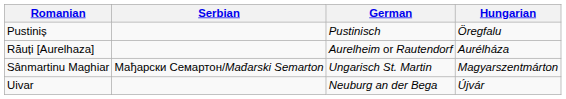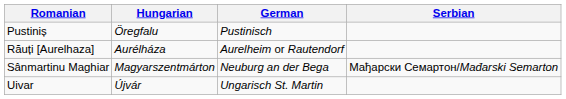columns swapped: (508, 13) <-> (219, 13)
(380, 67) Ungarisch St. Martin -> (274, 67) Neuburg an der Bega
(383, 85) Neuburg an der Bega -> (272, 85) Ungarisch St. Martin
